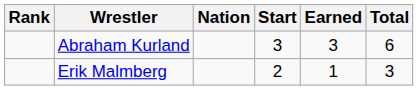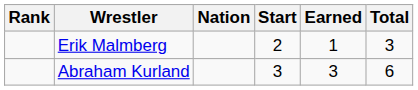rows swapped: (112, 71) <-> (124, 44)
